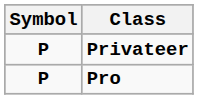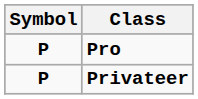rows swapped: (104, 79) <-> (138, 50)
